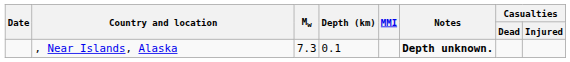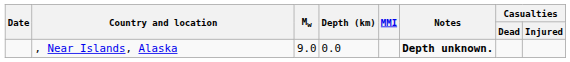(307, 48) 7.3 -> (307, 48) 9.0
(331, 48) 0.1 -> (331, 48) 0.0
